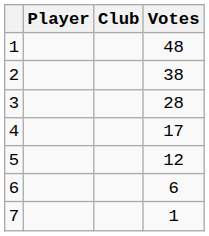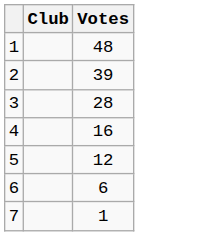- column: (59, 19)
(174, 75) 38 -> (103, 75) 39
(174, 131) 17 -> (103, 131) 16
